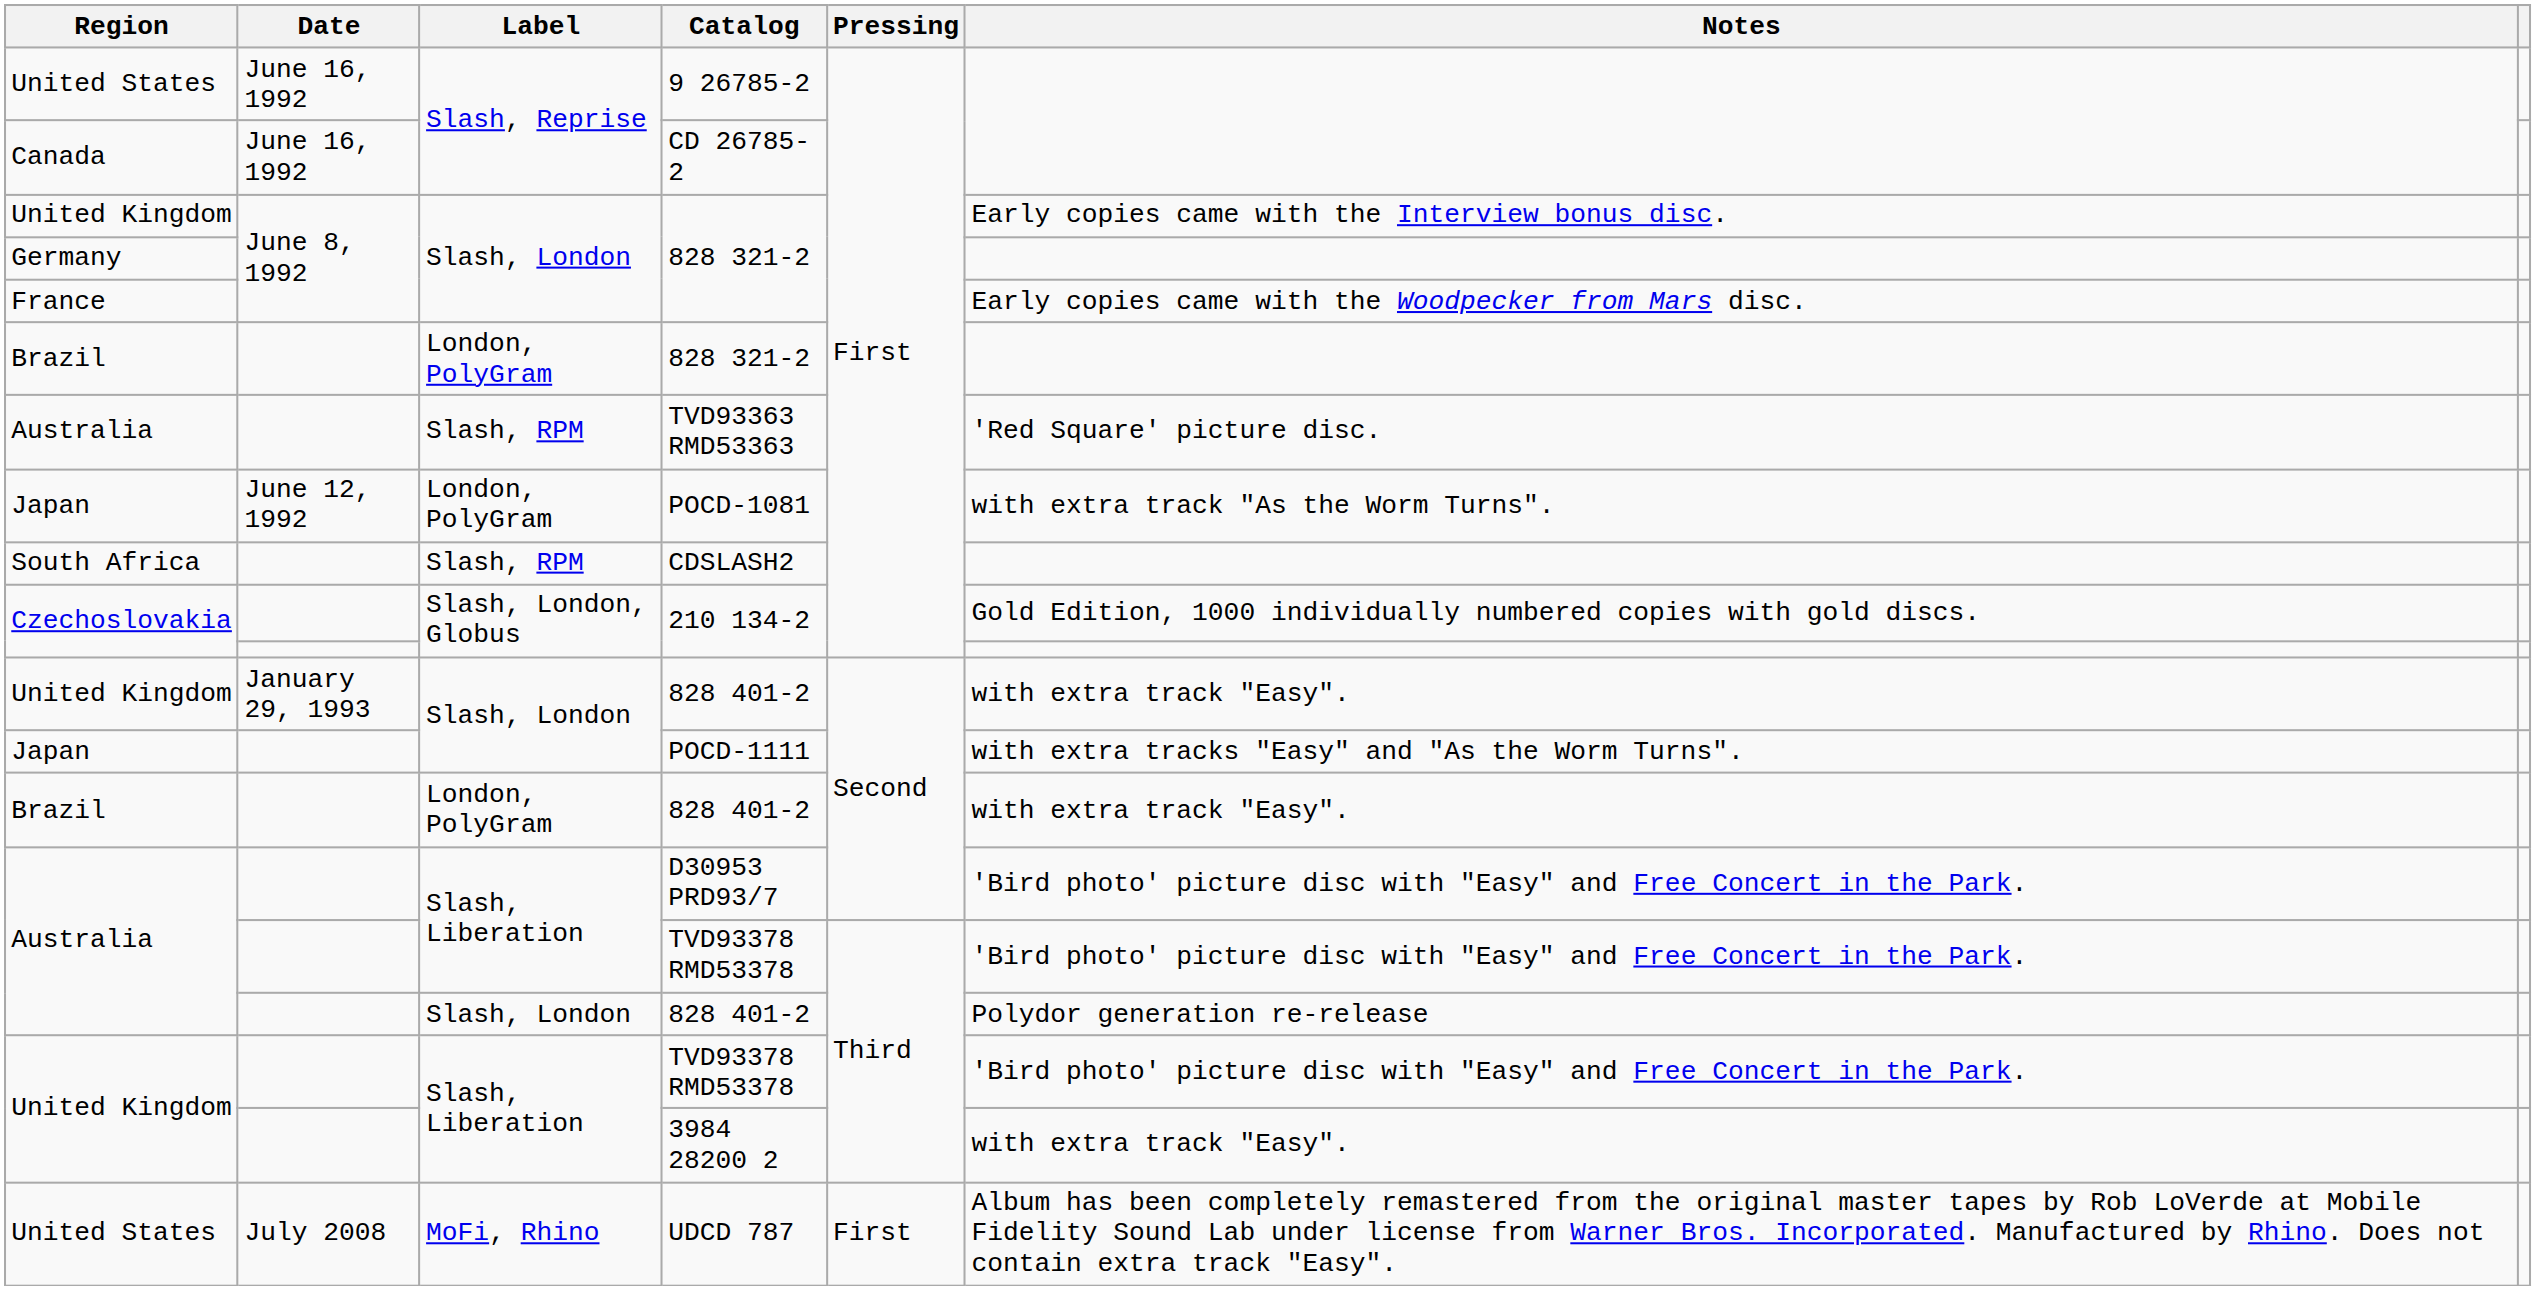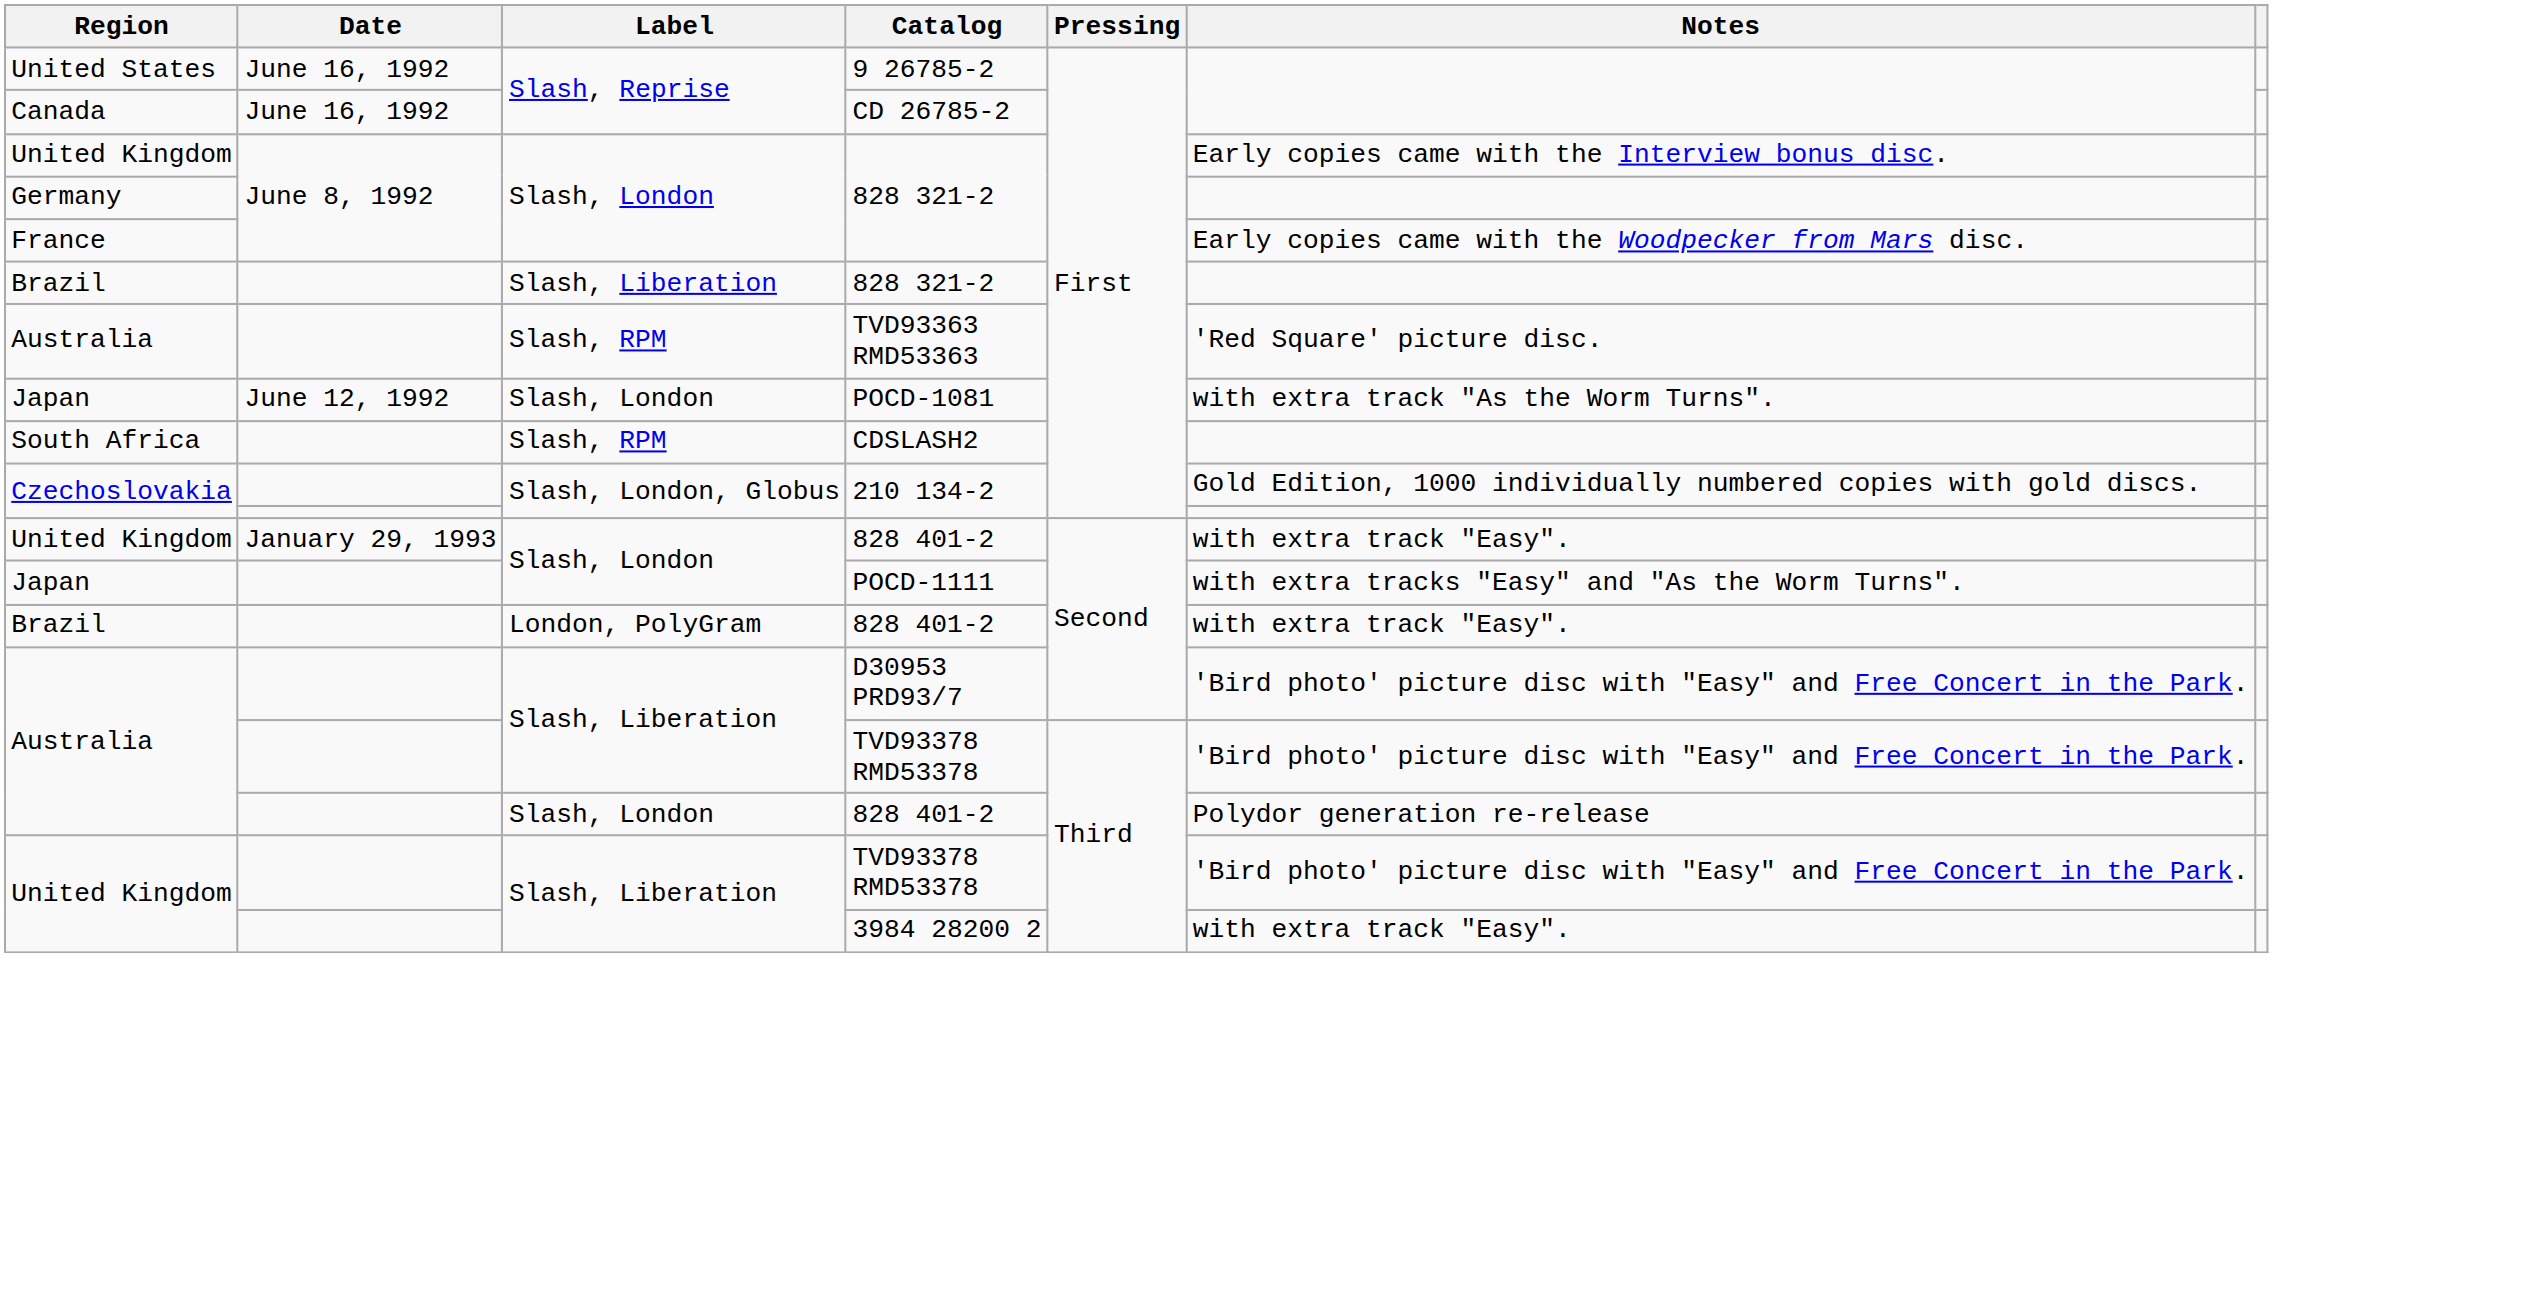(489, 359) London, PolyGram -> (643, 283) Slash, Liberation
(489, 505) London, PolyGram -> (611, 399) Slash, London
- row: (114, 1233)
